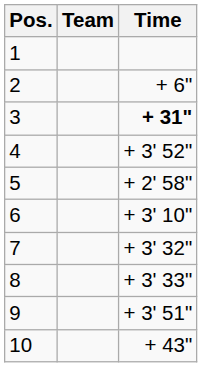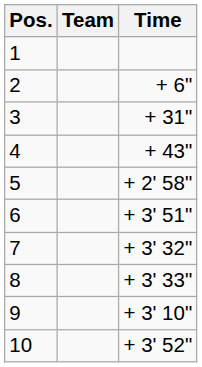(167, 118) bold -> (168, 118) normal
(158, 150) + 3' 52" -> (168, 150) + 43"
(158, 215) + 3' 10" -> (158, 215) + 3' 51"
(158, 313) + 3' 51" -> (158, 313) + 3' 10"
(168, 345) + 43" -> (158, 345) + 3' 52"
